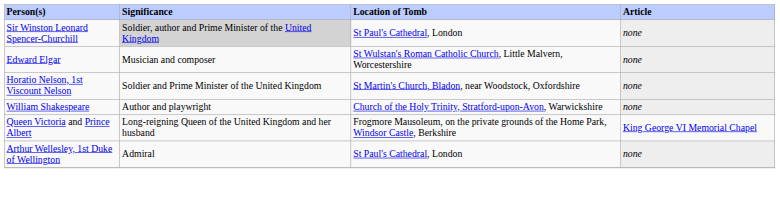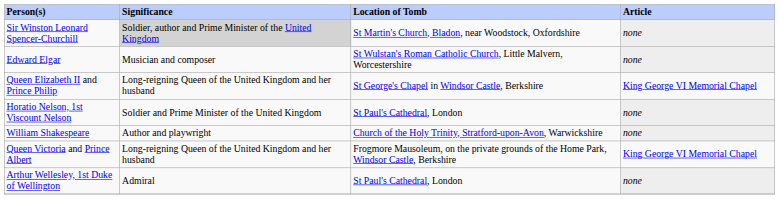(408, 33) St Paul's Cathedral, London -> (467, 33) St Martin's Church, Bladon, near Woodstock, Oxfordshire
+ row: (52, 86)
(467, 86) St Martin's Church, Bladon, near Woodstock, Oxfordshire -> (408, 112) St Paul's Cathedral, London
